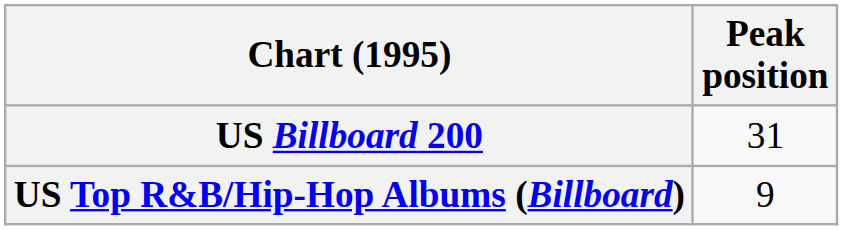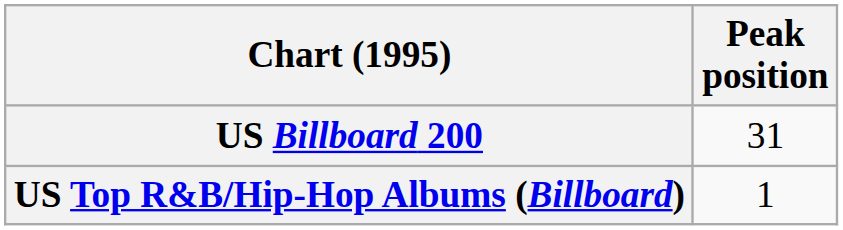(765, 194) 9 -> (765, 194) 1
